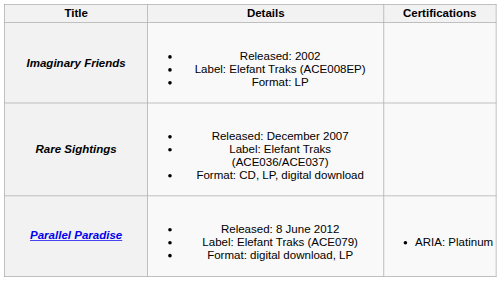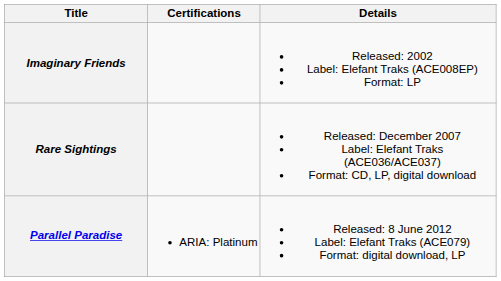columns swapped: (266, 13) <-> (440, 13)
